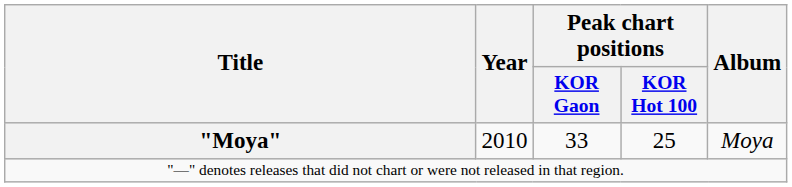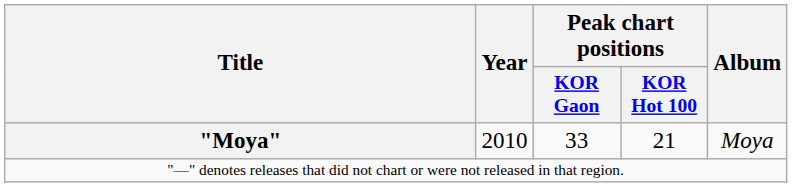(664, 140) 25 -> (664, 140) 21
